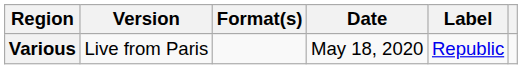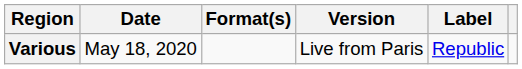columns swapped: (367, 19) <-> (146, 19)
